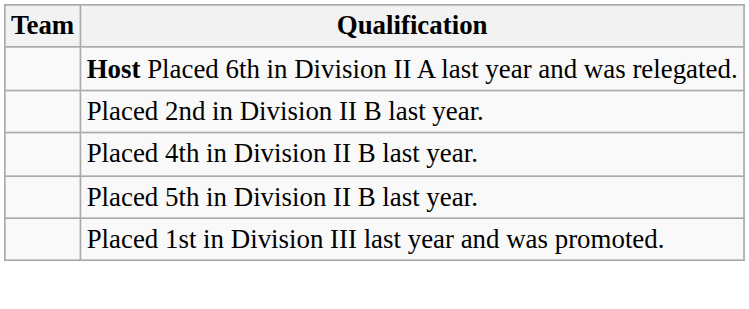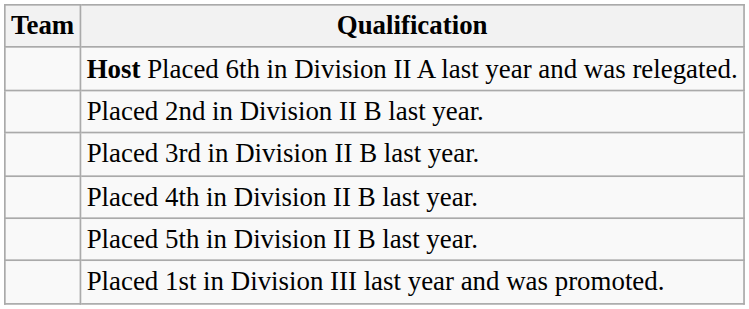+ row: (283, 153)
